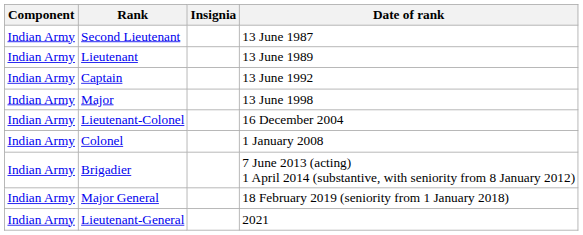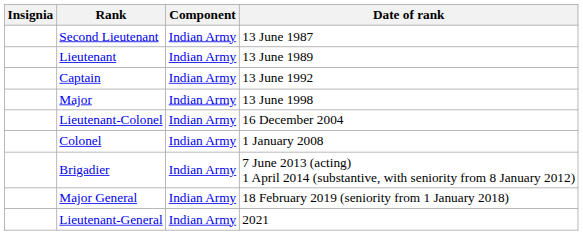columns swapped: (213, 15) <-> (41, 15)
